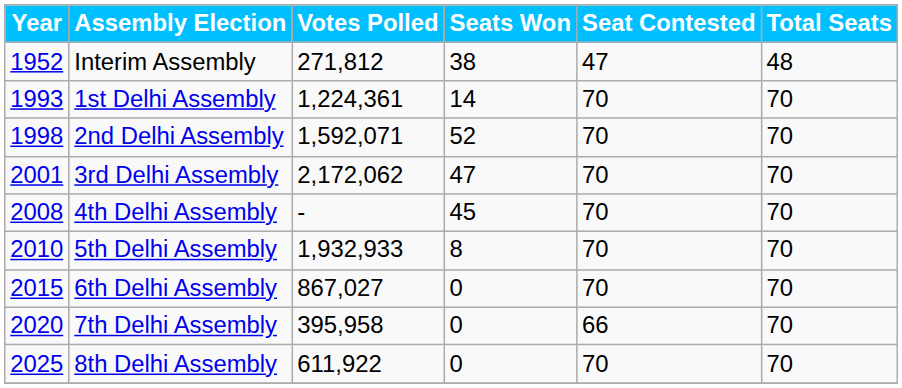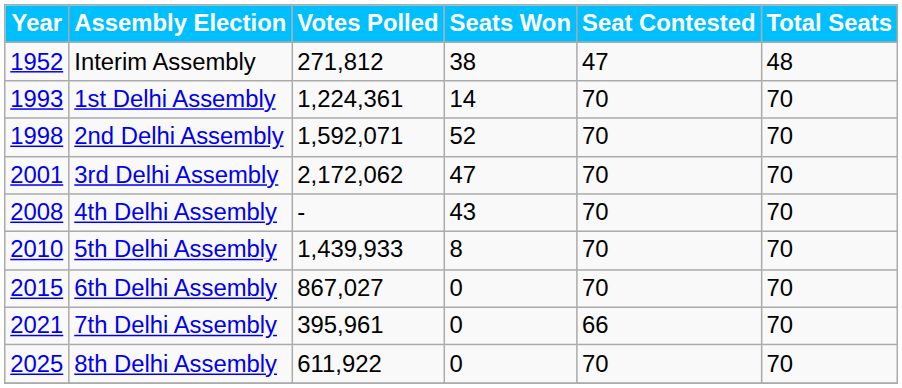(463, 212) 45 -> (463, 212) 43
(350, 250) 1,932,933 -> (350, 250) 1,439,933
(37, 325) 2020 -> (37, 325) 2021
(340, 325) 395,958 -> (340, 325) 395,961
